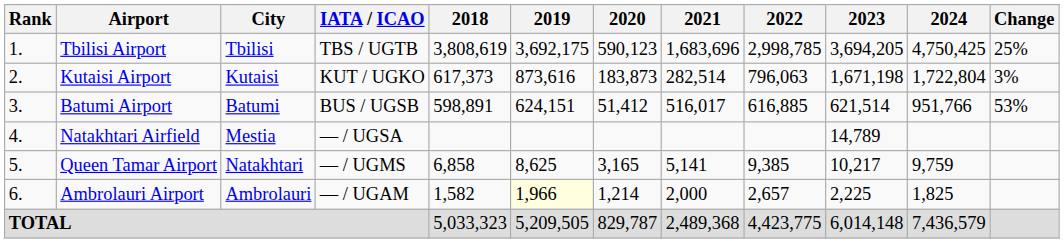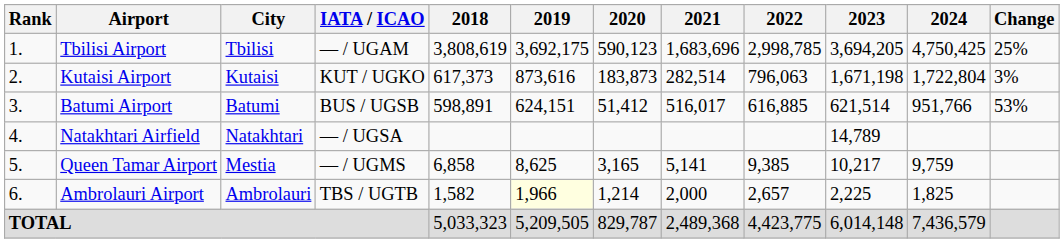(369, 48) TBS / UGTB -> (364, 48) — / UGAM
(251, 135) Mestia -> (264, 135) Natakhtari
(264, 164) Natakhtari -> (251, 164) Mestia
(364, 194) — / UGAM -> (369, 194) TBS / UGTB
